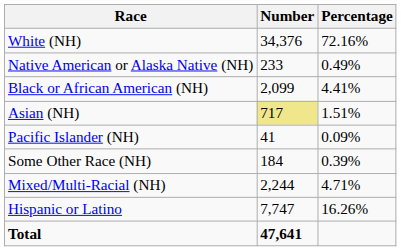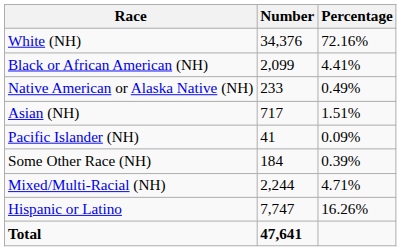rows swapped: (108, 88) <-> (131, 64)
(272, 112) khaki background -> (272, 112) no background
